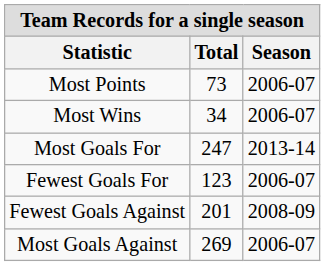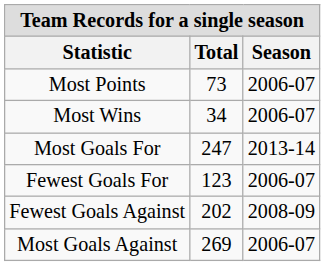(216, 212) 201 -> (216, 212) 202
